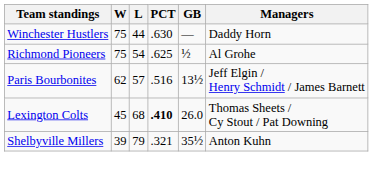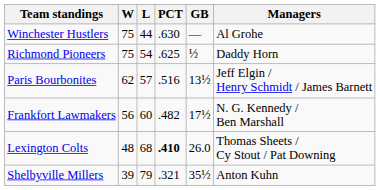(240, 34) Daddy Horn -> (240, 34) Al Grohe
(232, 53) Al Grohe -> (247, 53) Daddy Horn
+ row: (62, 114)
(120, 114) 45 -> (128, 148) 48
